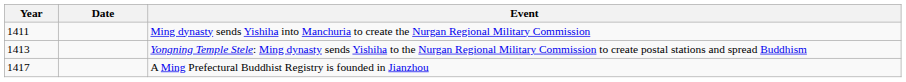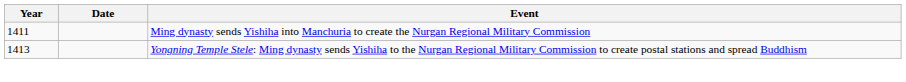- row: (290, 67)
